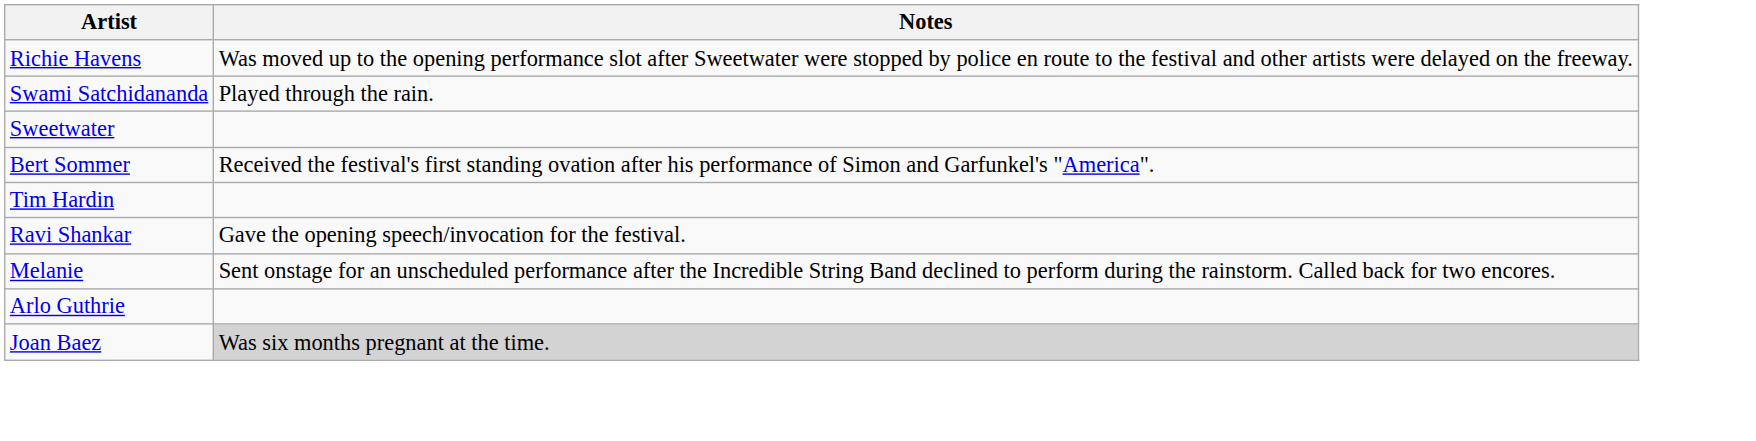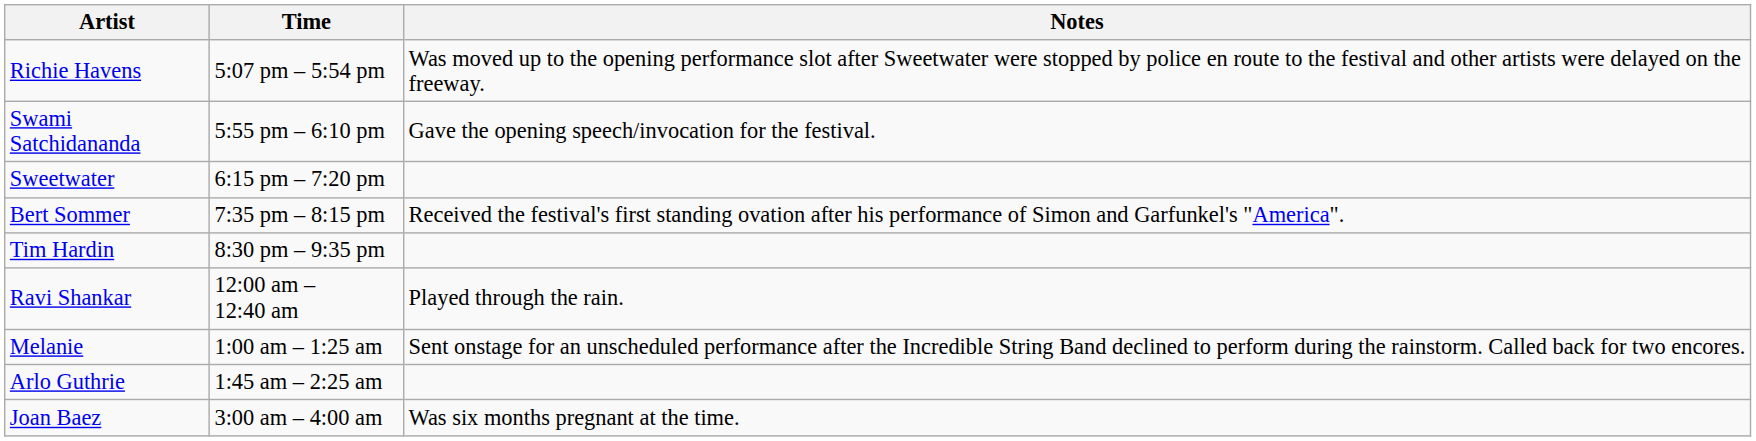+ column: (306, 22)
(326, 93) Played through the rain. -> (642, 131) Gave the opening speech/invocation for the festival.
(452, 235) Gave the opening speech/invocation for the festival. -> (516, 298) Played through the rain.
(384, 341) lightgrey background -> (574, 417) no background
